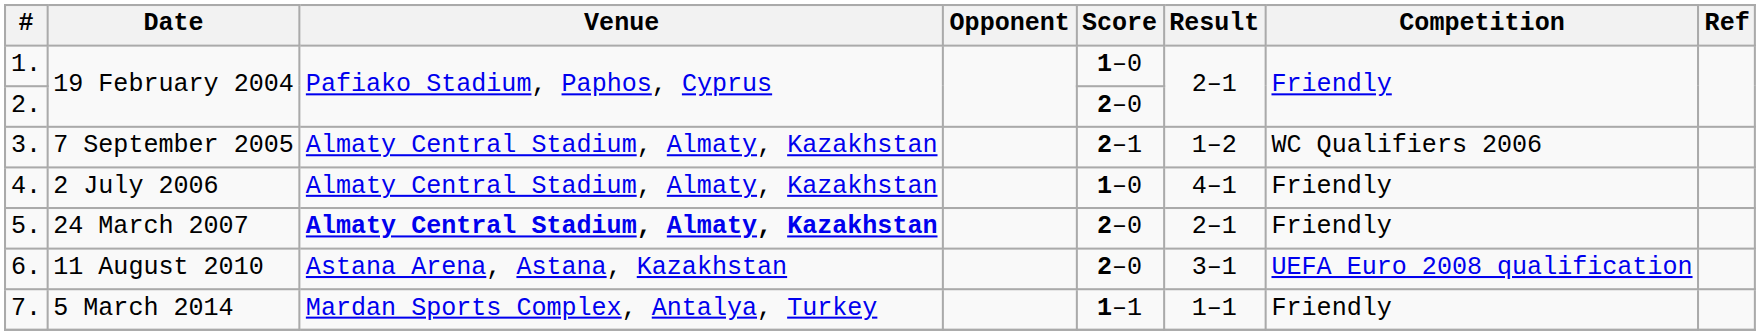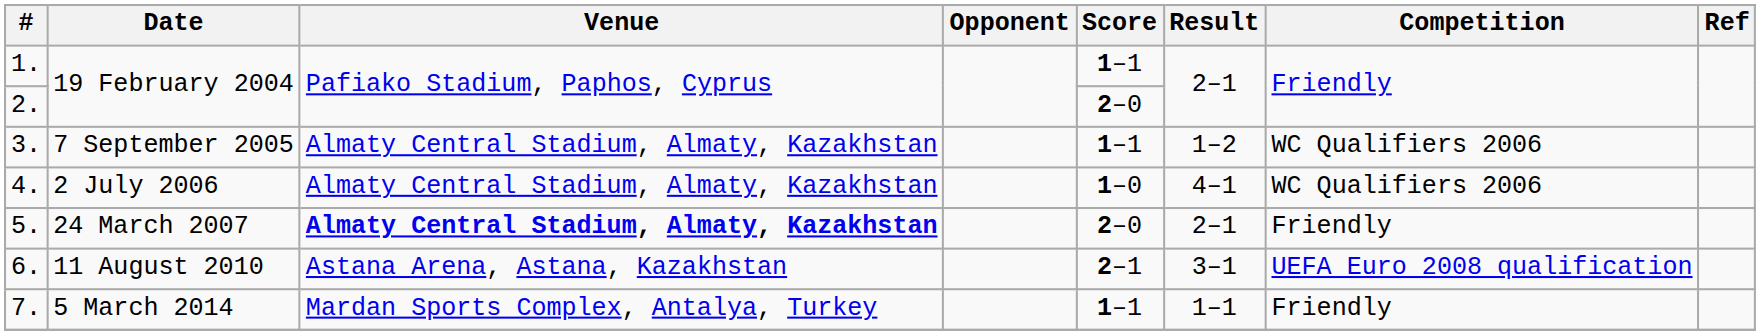(1120, 66) 1–0 -> (1120, 66) 1–1
(1120, 147) 2–1 -> (1120, 147) 1–1
(1332, 187) Friendly -> (1407, 187) WC Qualifiers 2006
(1120, 268) 2–0 -> (1120, 268) 2–1
